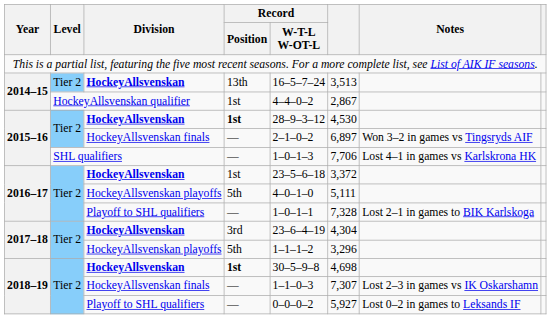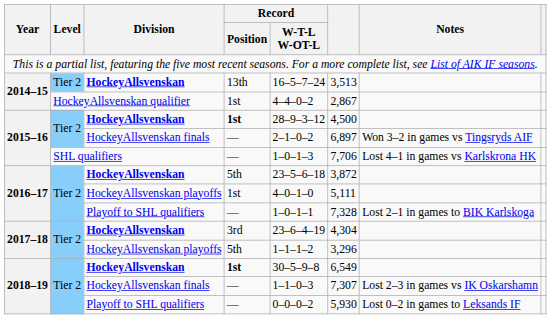(344, 119) 4,530 -> (344, 119) 4,500
(234, 175) 1st -> (234, 175) 5th
(344, 175) 3,372 -> (344, 175) 3,872
(234, 193) 5th -> (234, 193) 1st
(344, 267) 4,698 -> (344, 267) 6,549
(344, 304) 5,927 -> (344, 304) 5,930
